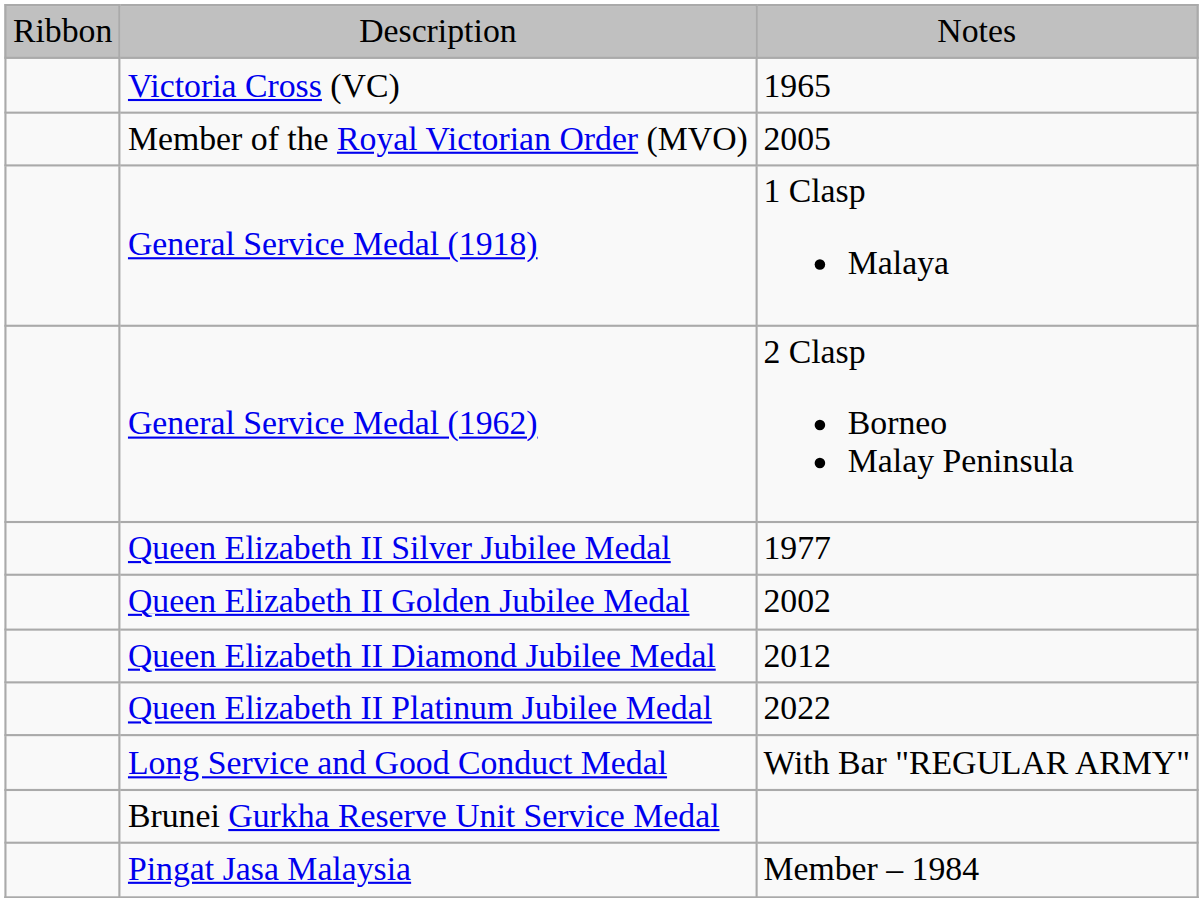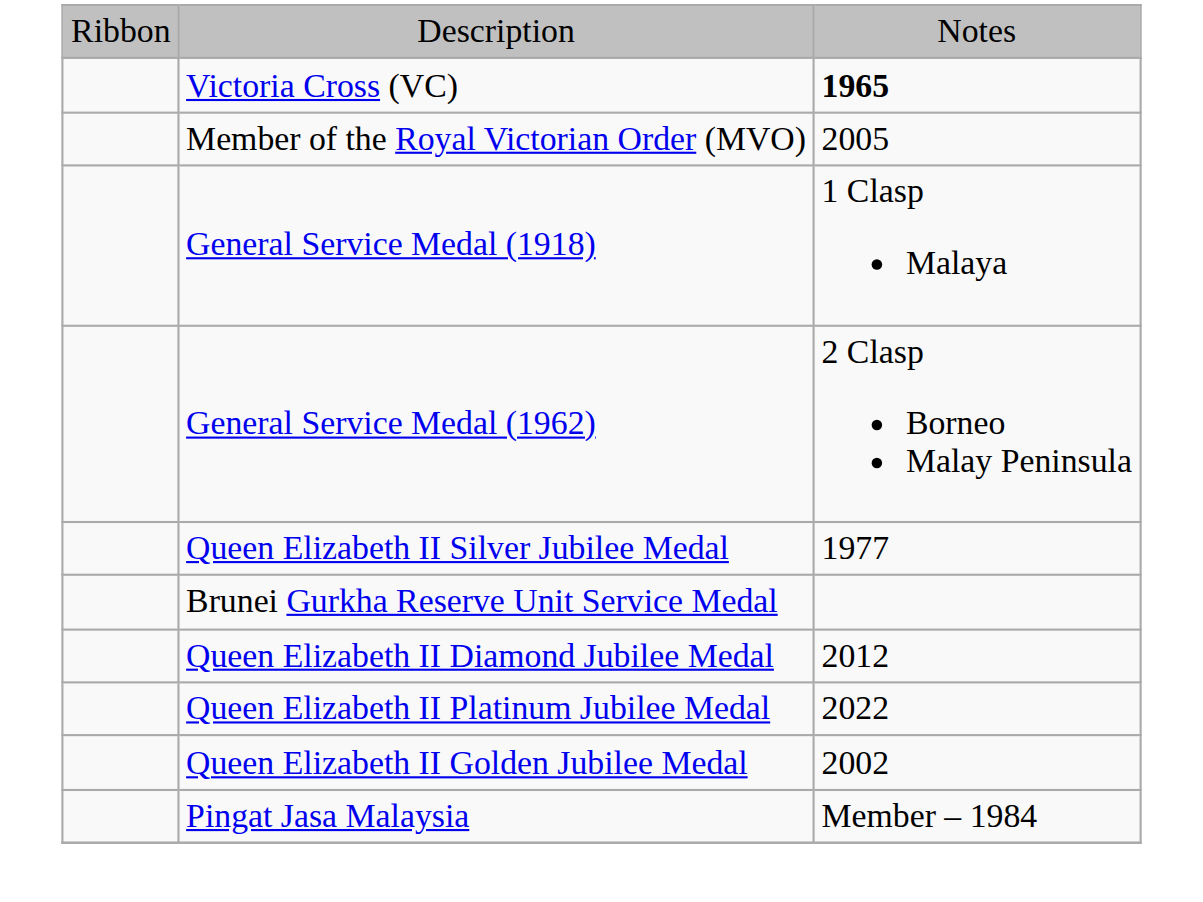(797, 84) normal -> (855, 84) bold
rows swapped: (409, 601) <-> (424, 815)
- row: (398, 762)
